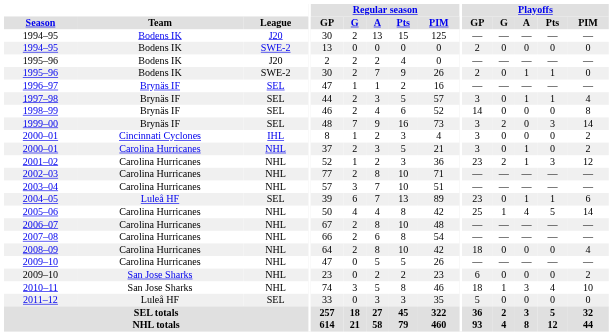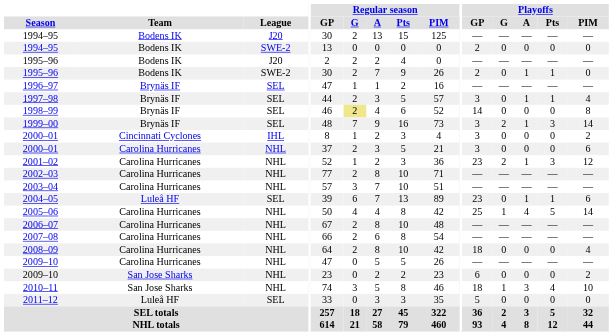(355, 111) no background -> (355, 111) khaki background
(526, 123) 0 -> (526, 123) 1
(526, 149) 1 -> (526, 149) 0
(588, 149) 2 -> (588, 149) 6
